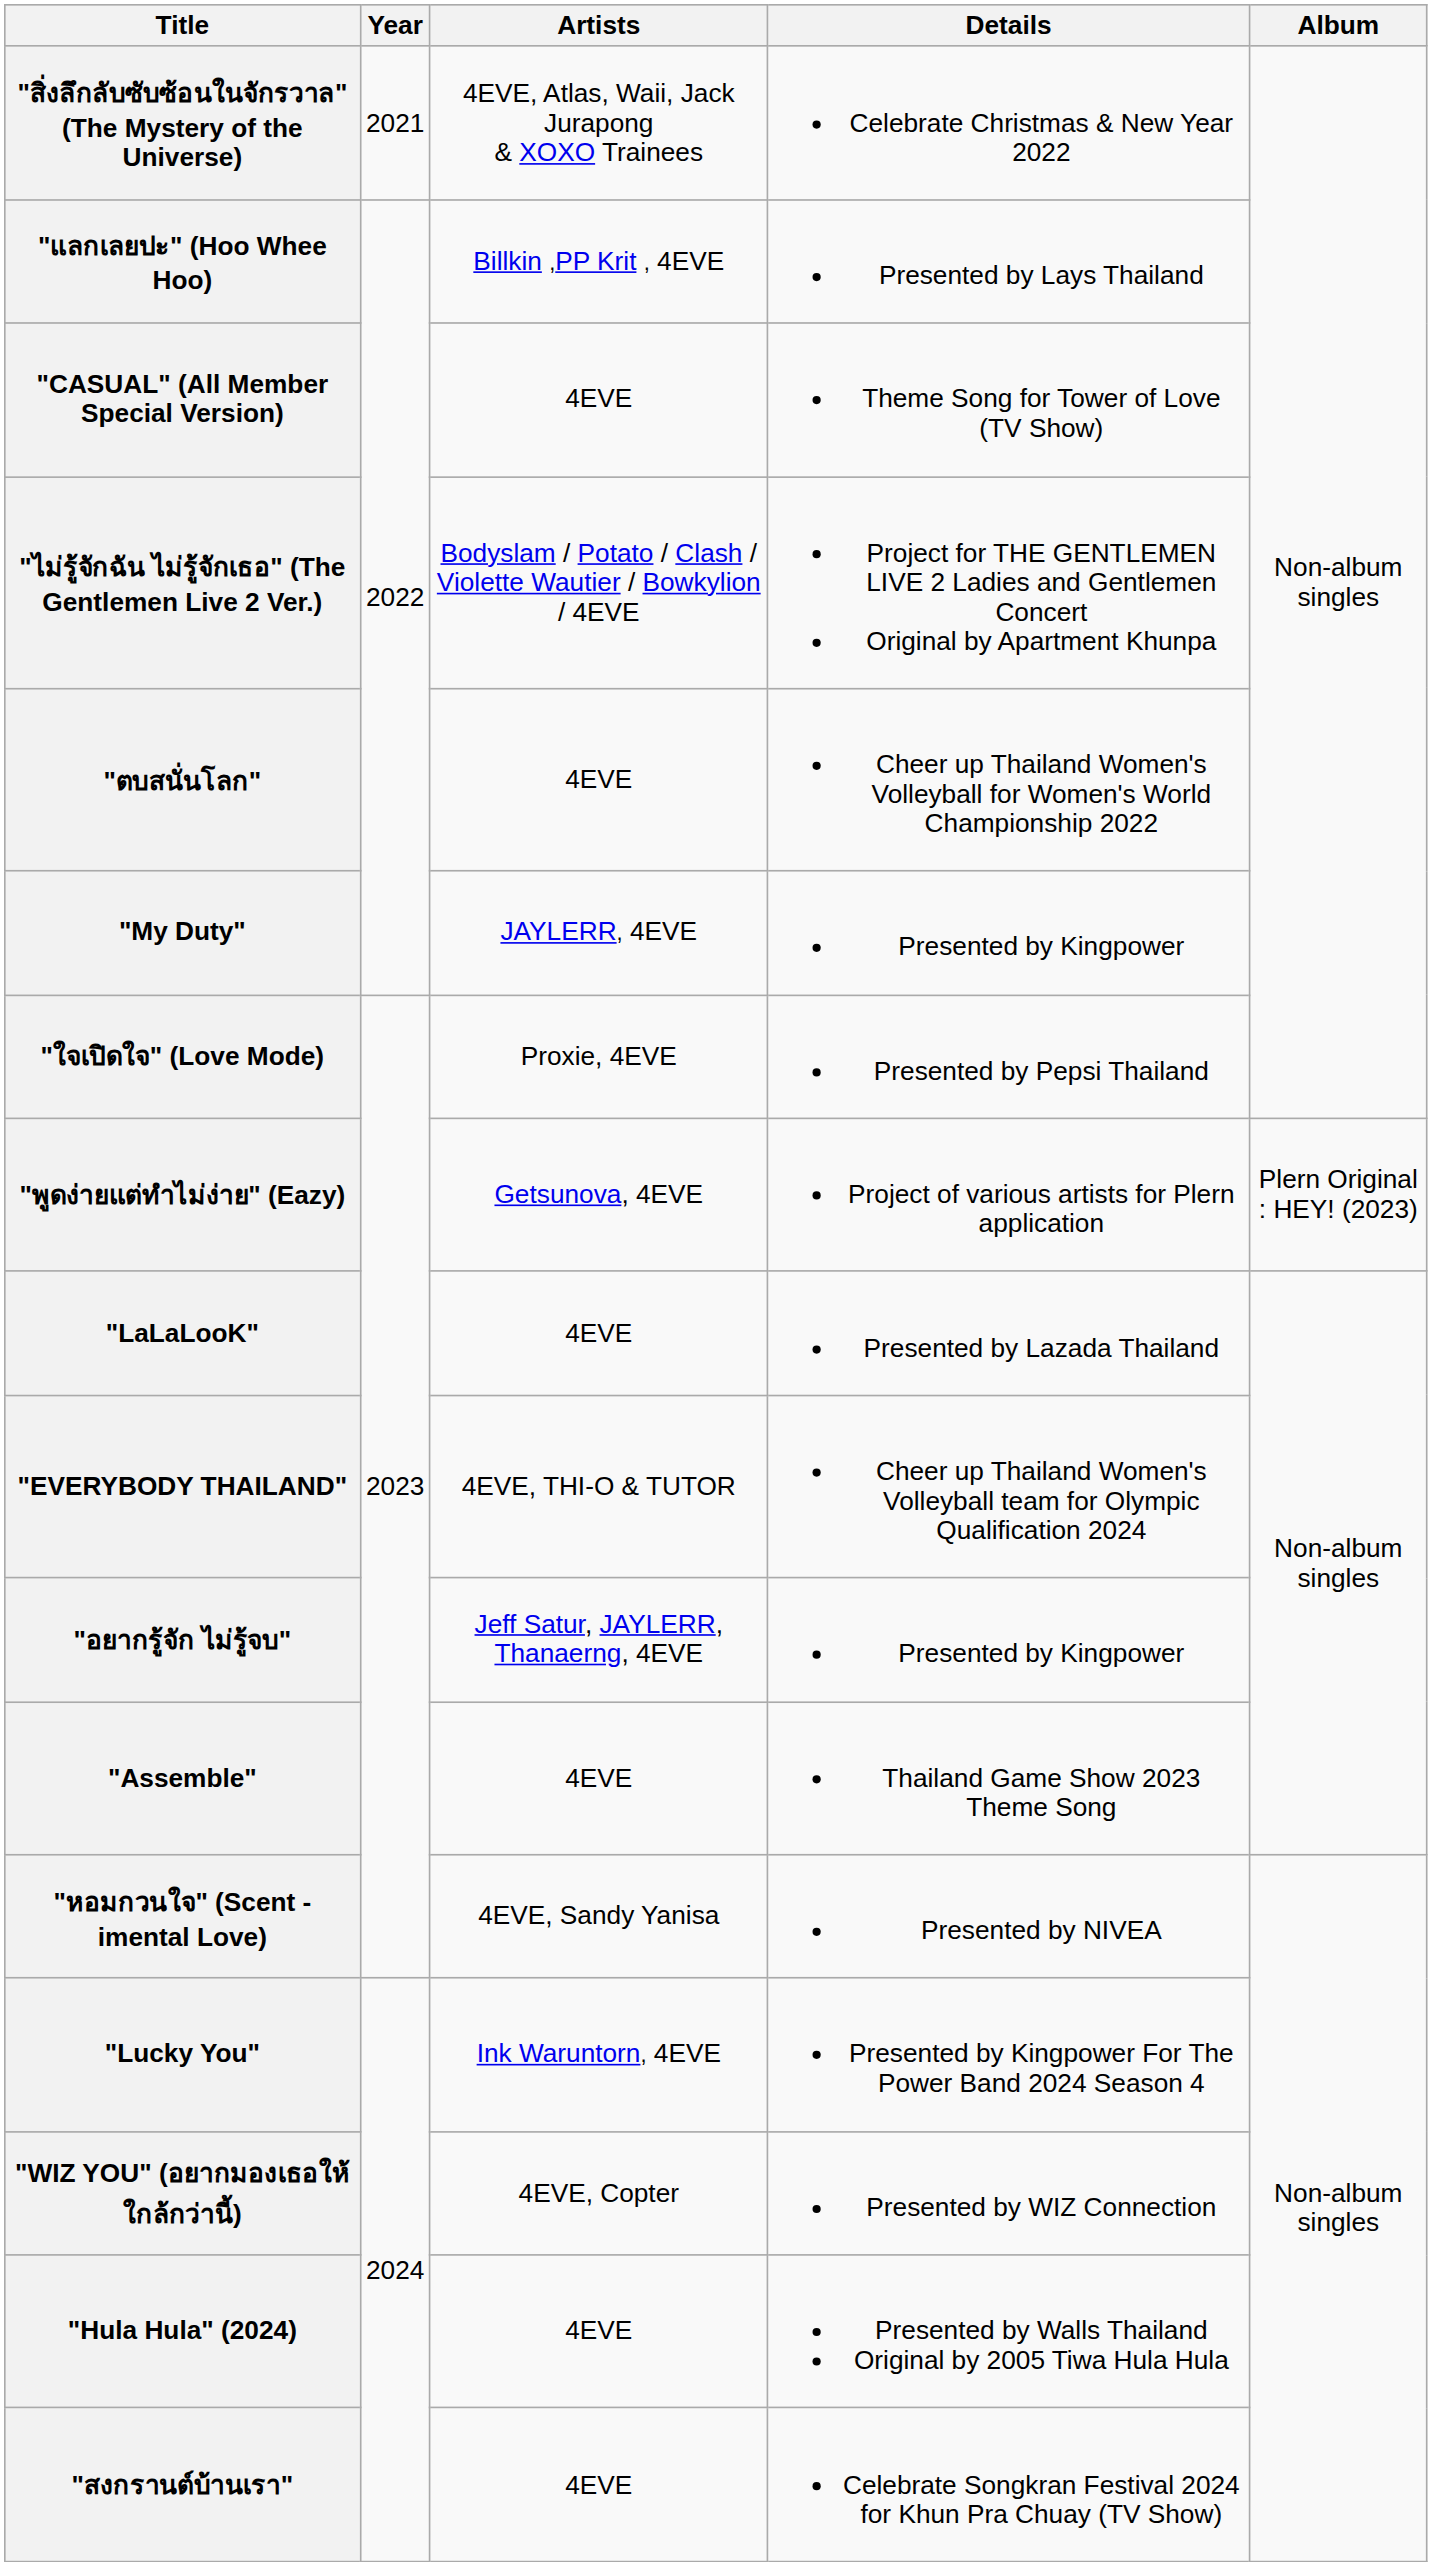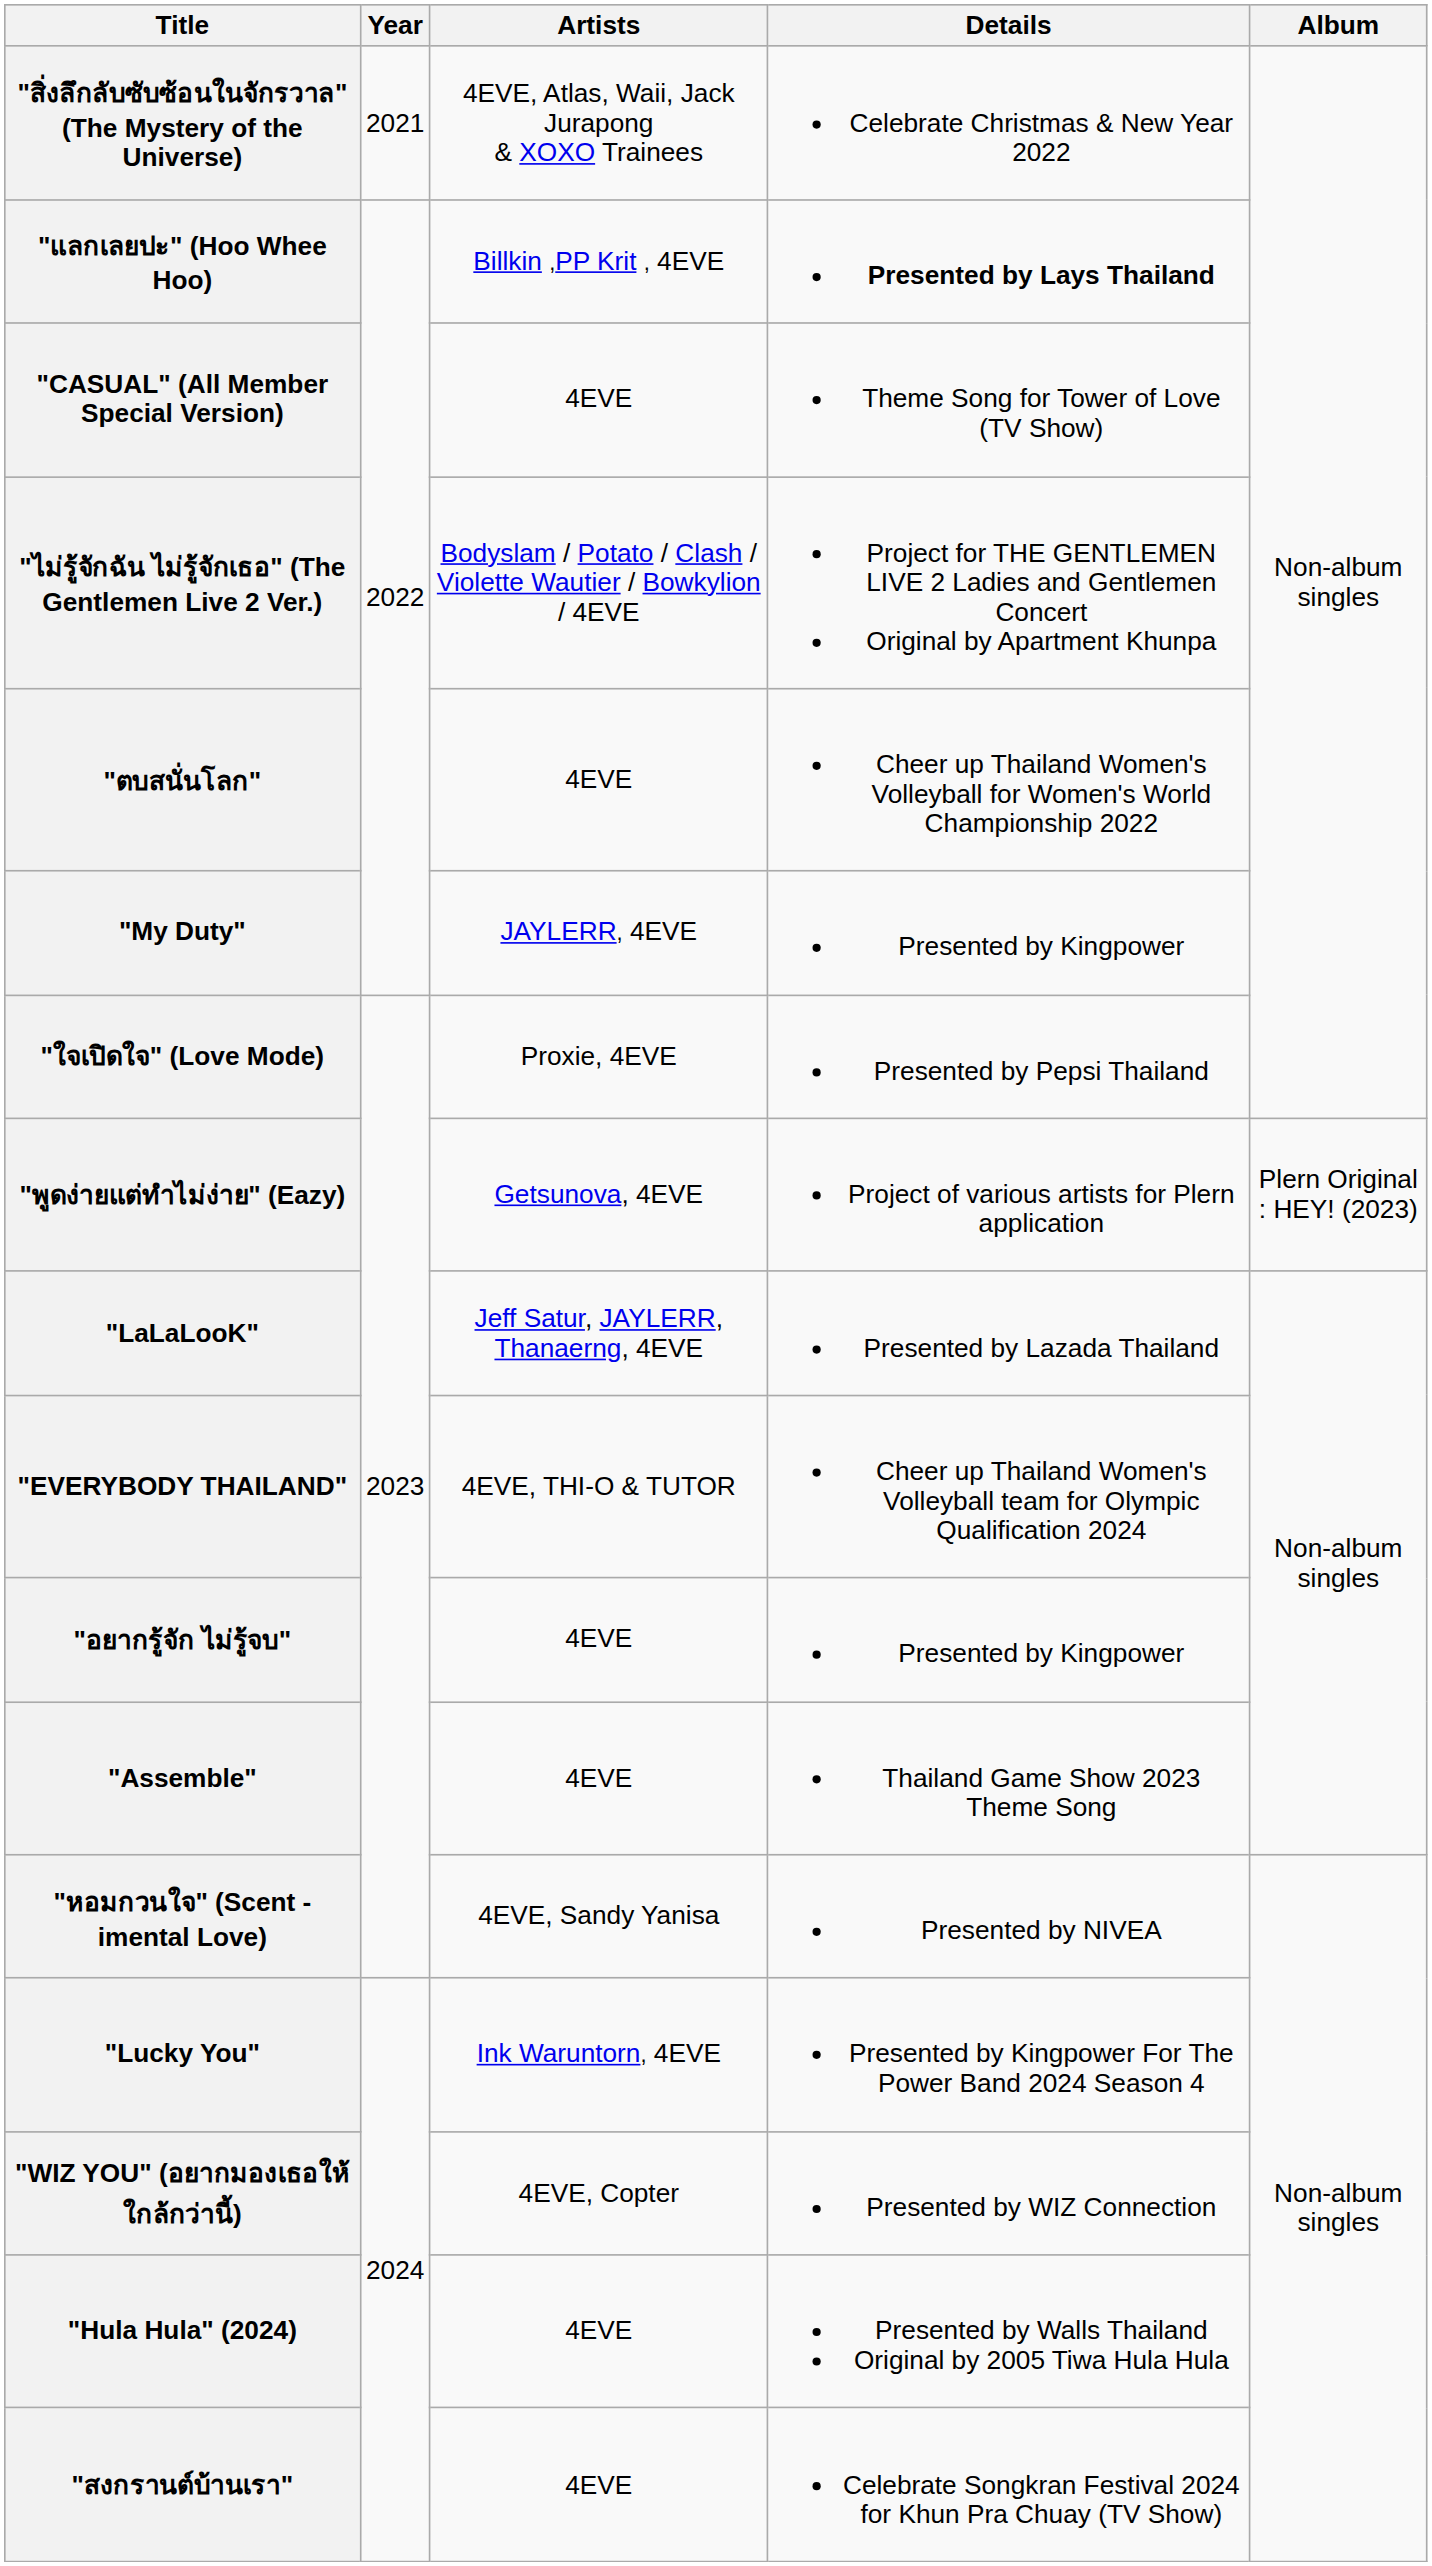(1009, 276) normal -> (1009, 276) bold
(599, 1333) 4EVE -> (599, 1333) Jeff Satur, JAYLERR, Thanaerng, 4EVE
(599, 1639) Jeff Satur, JAYLERR, Thanaerng, 4EVE -> (599, 1639) 4EVE
